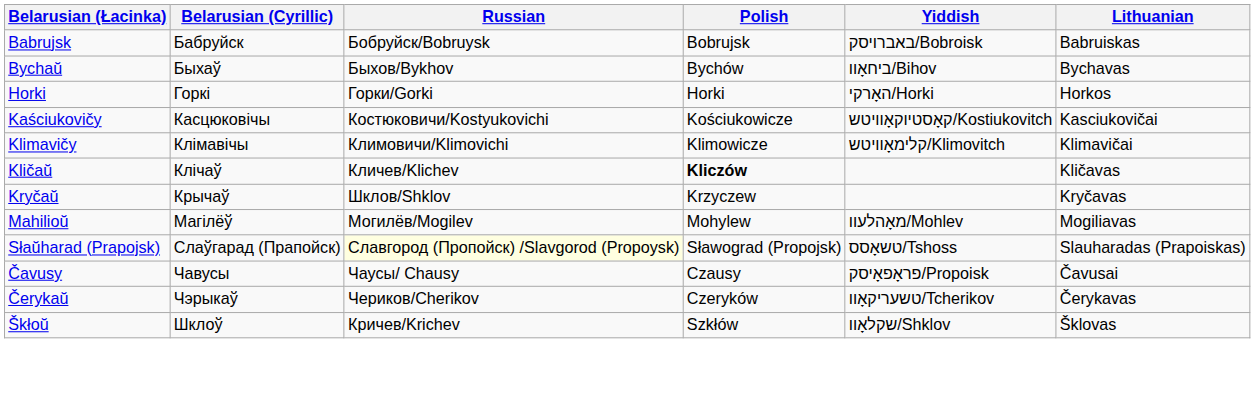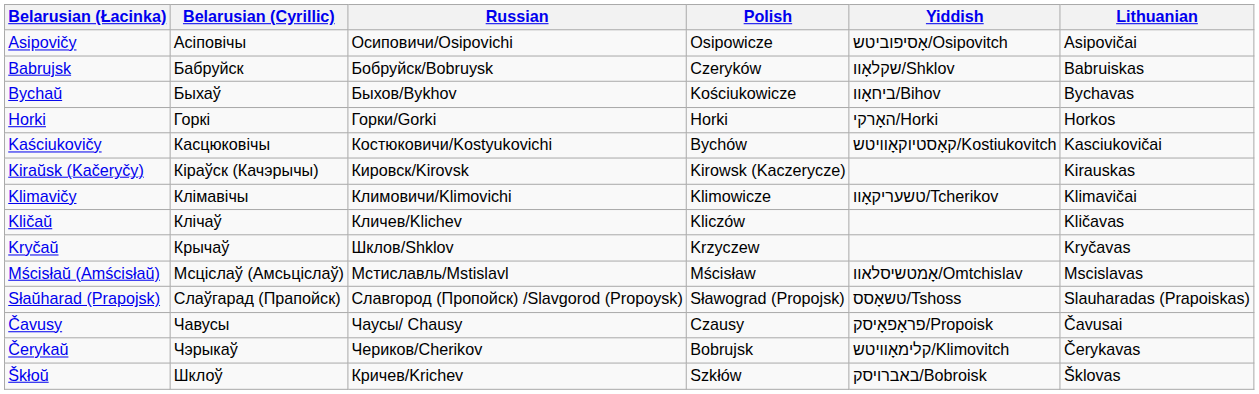+ row: (42, 42)
(718, 42) Bobrujsk -> (726, 68) Czeryków
(916, 42) באברויסק/Bobroisk -> (904, 68) שקלאָוו/Shklov
(715, 68) Bychów -> (743, 94) Kościukowicze
(740, 119) Kościukowicze -> (719, 145) Bychów
+ row: (76, 171)
(927, 145) קלימאָוויטש/Klimovitch -> (926, 196) טשעריקאָוו/Tcherikov
(717, 171) bold -> (718, 222) normal
- row: (38, 222)
+ row: (84, 273)
(514, 247) lightyellow background -> (517, 299) no background
(722, 299) Czeryków -> (722, 350) Bobrujsk
(922, 299) טשעריקאָוו/Tcherikov -> (931, 350) קלימאָוויטש/Klimovitch
(900, 324) שקלאָוו/Shklov -> (920, 376) באברויסק/Bobroisk
